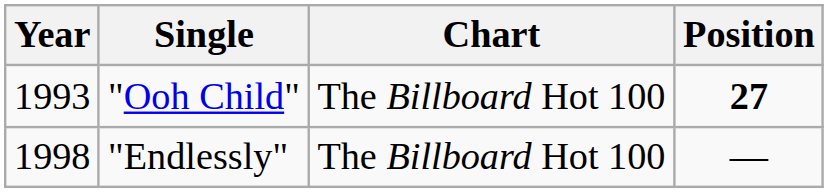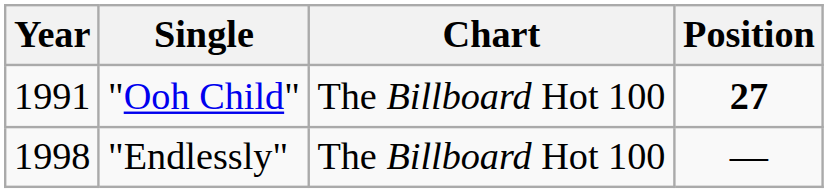(52, 95) 1993 -> (52, 95) 1991
